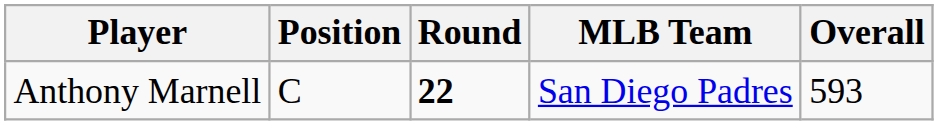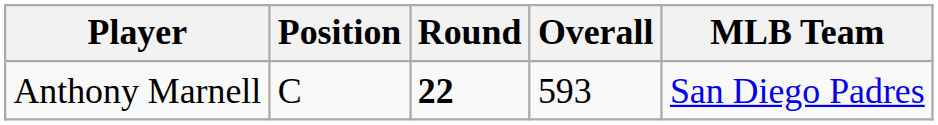columns swapped: (867, 32) <-> (665, 32)
